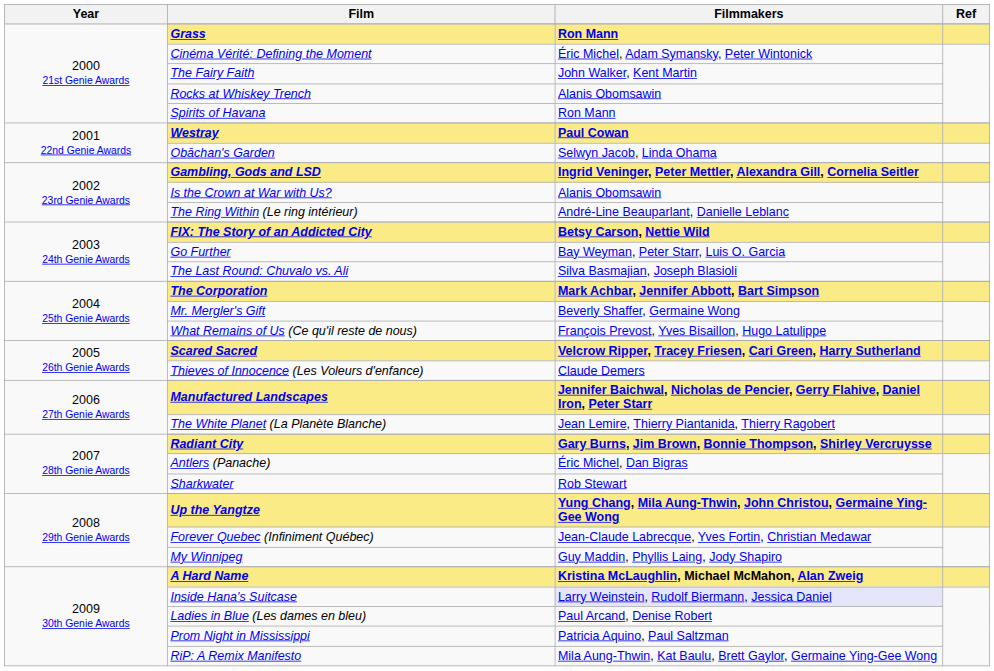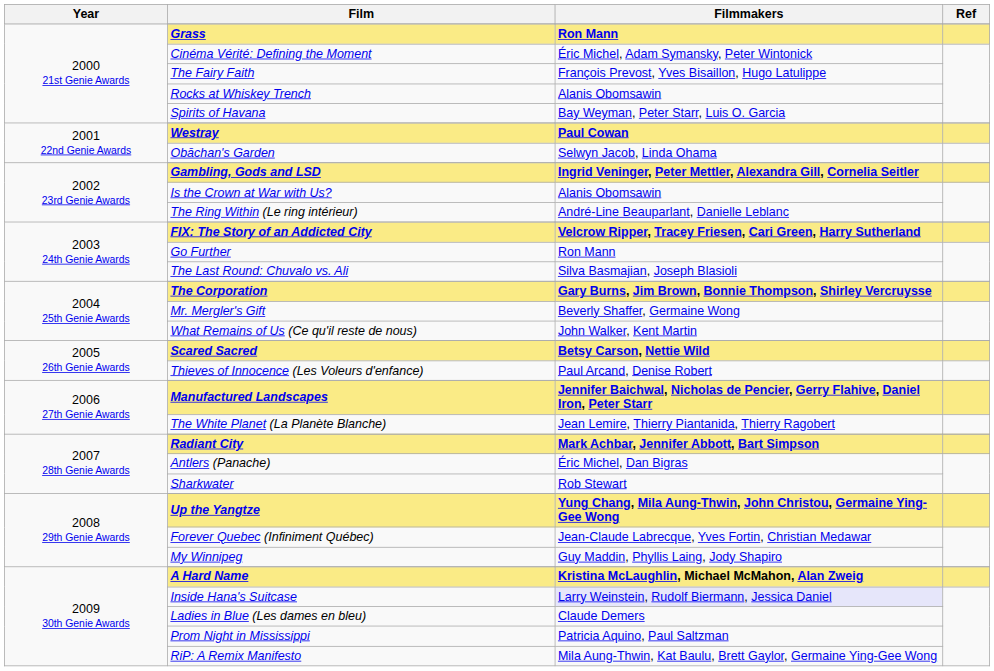(627, 73) John Walker, Kent Martin -> (692, 73) François Prevost, Yves Bisaillon, Hugo Latulippe
(587, 113) Ron Mann -> (672, 113) Bay Weyman, Peter Starr, Luis O. Garcia
(634, 232) Betsy Carson, Nettie Wild -> (739, 232) Velcrow Ripper, Tracey Friesen, Cari Green, Harry Sutherland
(672, 251) Bay Weyman, Peter Starr, Luis O. Garcia -> (587, 251) Ron Mann
(689, 291) Mark Achbar, Jennifer Abbott, Bart Simpson -> (745, 291) Gary Burns, Jim Brown, Bonnie Thompson, Shirley Vercruysse
(692, 331) François Prevost, Yves Bisaillon, Hugo Latulippe -> (627, 331) John Walker, Kent Martin
(739, 350) Velcrow Ripper, Tracey Friesen, Cari Green, Harry Sutherland -> (634, 350) Betsy Carson, Nettie Wild
(601, 370) Claude Demers -> (635, 370) Paul Arcand, Denise Robert
(745, 444) Gary Burns, Jim Brown, Bonnie Thompson, Shirley Vercruysse -> (689, 444) Mark Achbar, Jennifer Abbott, Bart Simpson
(635, 616) Paul Arcand, Denise Robert -> (601, 616) Claude Demers
